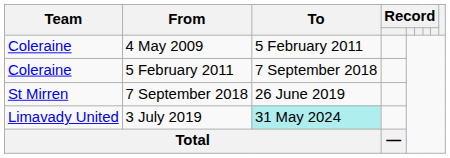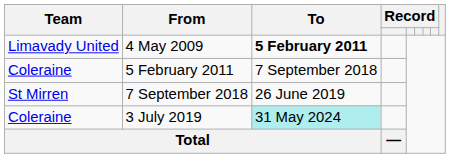(40, 46) Coleraine -> (63, 46) Limavady United
(309, 46) normal -> (311, 46) bold
(63, 117) Limavady United -> (40, 117) Coleraine
